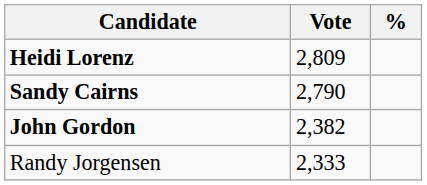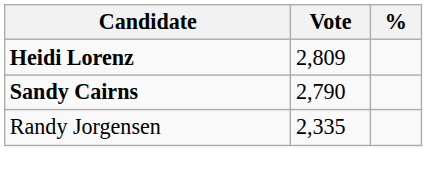- row: (73, 127)
(321, 162) 2,333 -> (321, 127) 2,335
